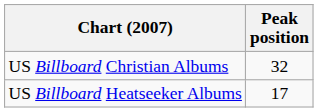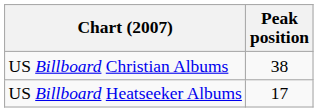(279, 65) 32 -> (279, 65) 38
